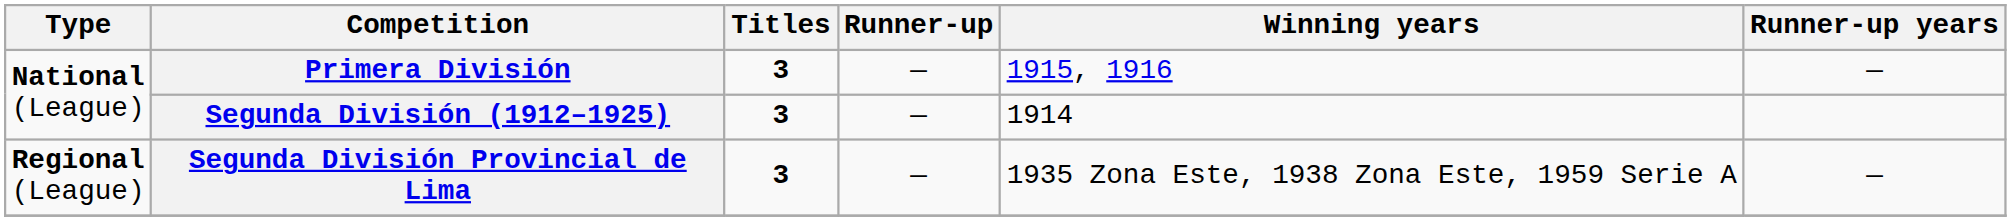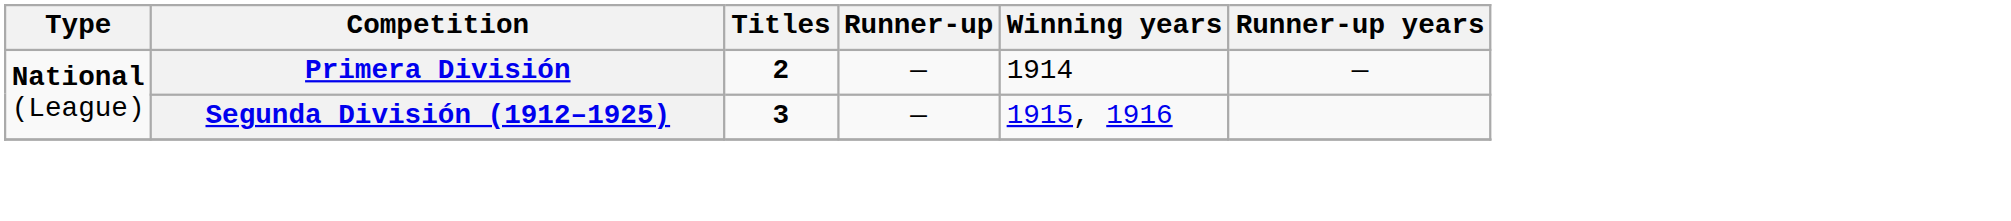(781, 72) 3 -> (781, 72) 2
(1090, 72) 1915, 1916 -> (1040, 72) 1914
(1040, 117) 1914 -> (1090, 117) 1915, 1916
- row: (438, 177)
